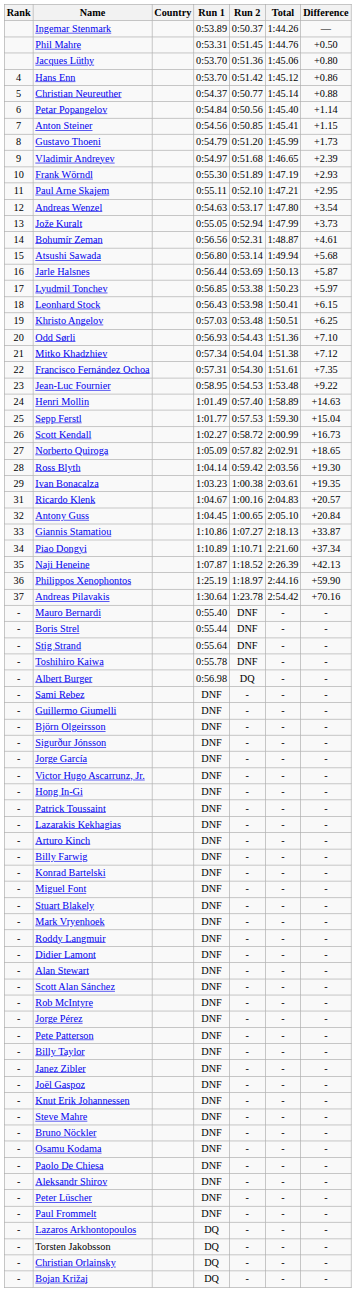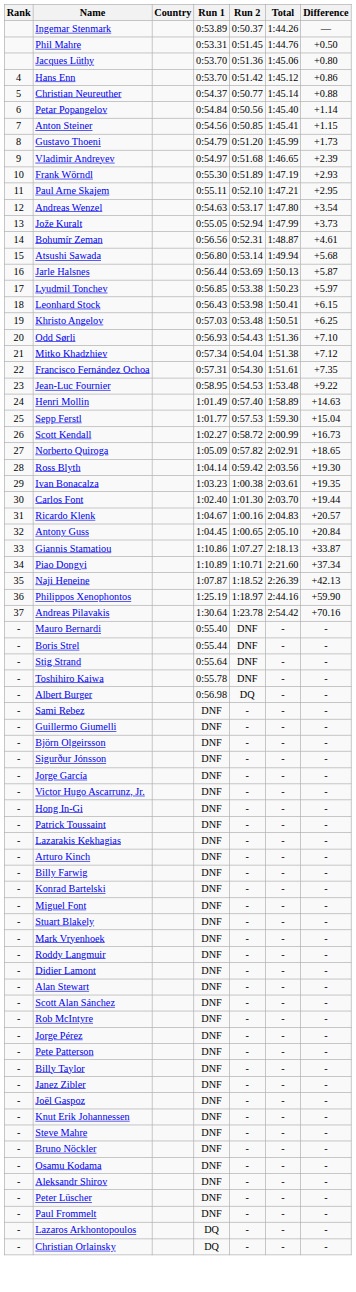+ row: (59, 499)
- row: (69, 1165)
- row: (73, 1246)
- row: (62, 1279)
